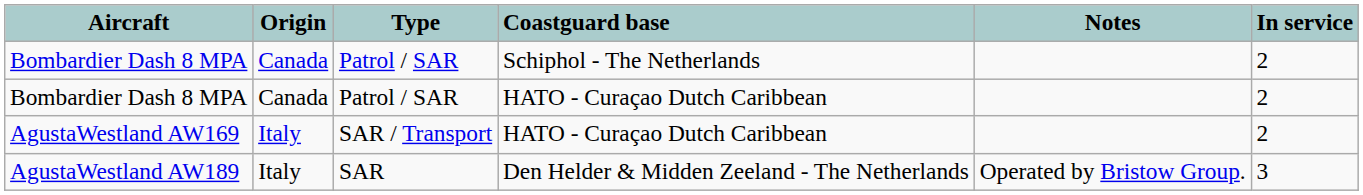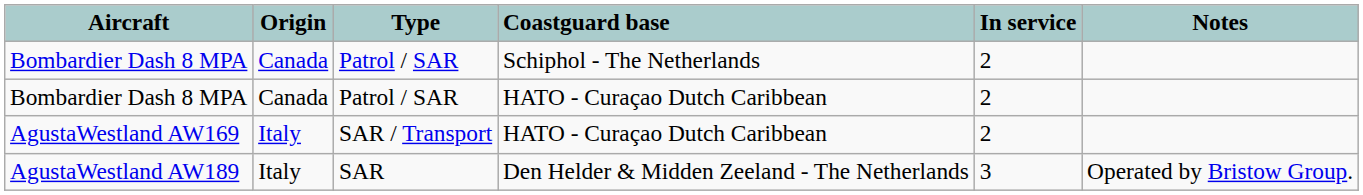columns swapped: (1305, 23) <-> (1113, 23)
